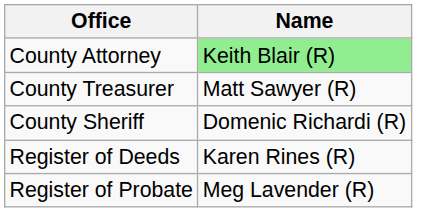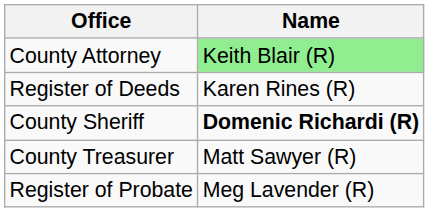rows swapped: (95, 156) <-> (92, 88)
(304, 122) normal -> (311, 122) bold
